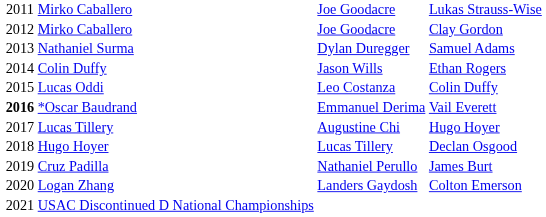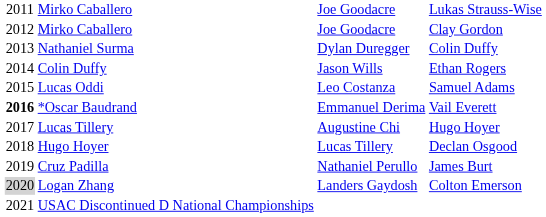(472, 48) Samuel Adams -> (463, 48) Colin Duffy
(463, 88) Colin Duffy -> (472, 88) Samuel Adams
(20, 185) no background -> (20, 185) lightgrey background
